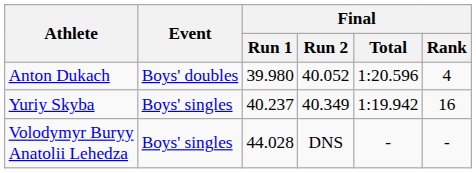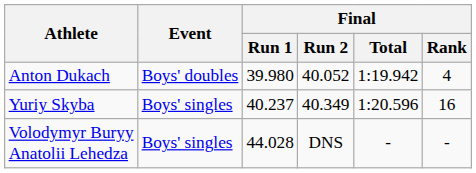(388, 76) 1:20.596 -> (388, 76) 1:19.942
(388, 104) 1:19.942 -> (388, 104) 1:20.596
